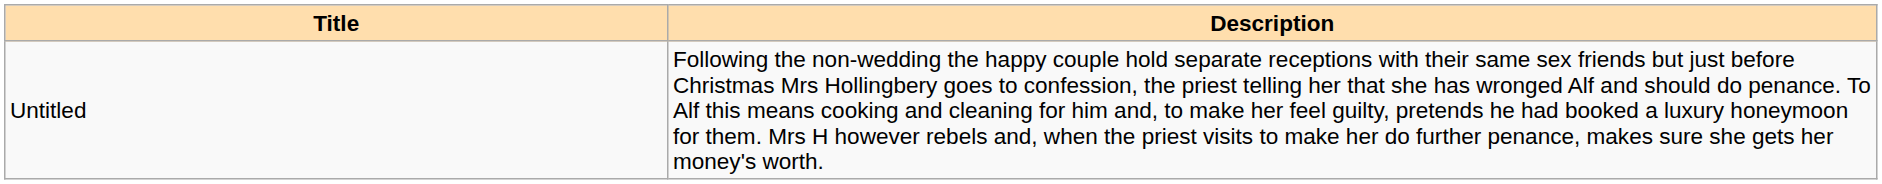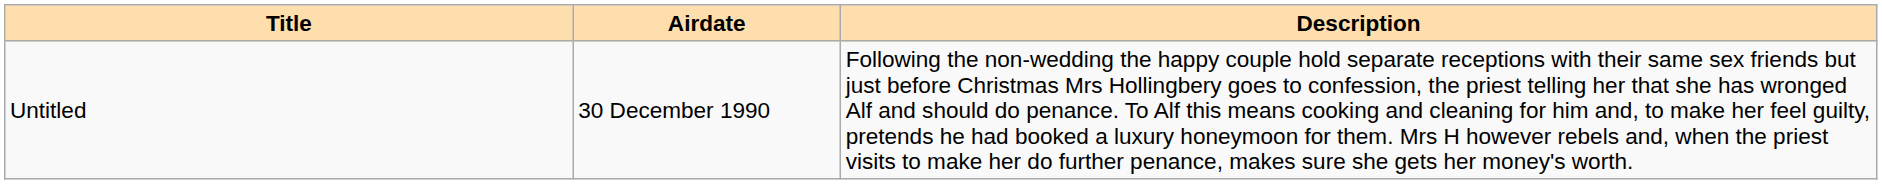+ column: (707, 23)
